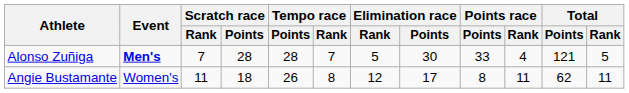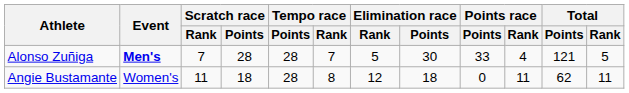(291, 78) 26 -> (291, 78) 28
(430, 78) 17 -> (430, 78) 18
(482, 78) 8 -> (482, 78) 0
